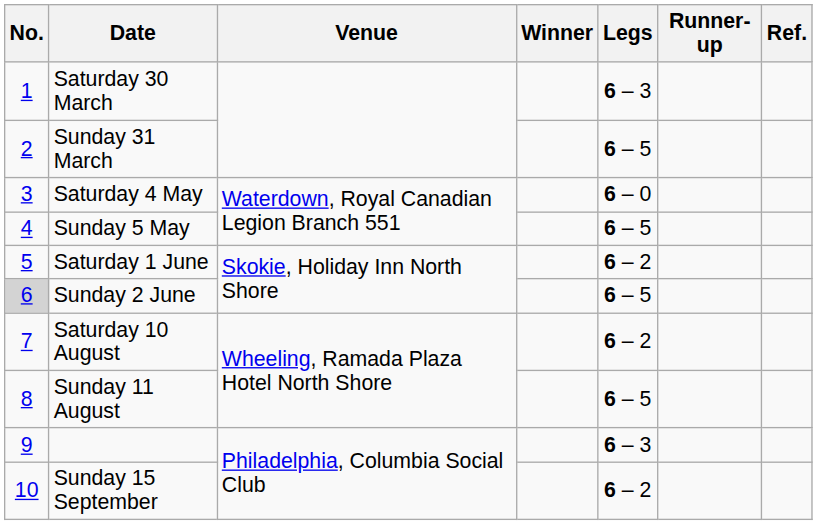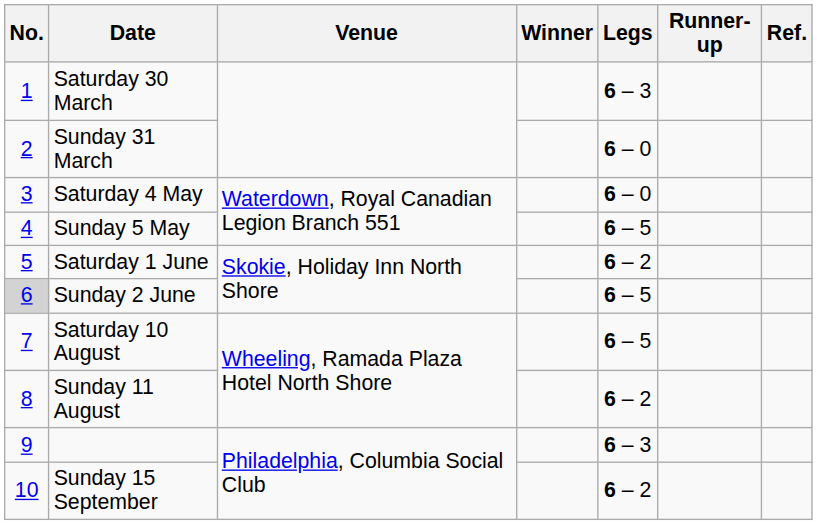(628, 148) 6 – 5 -> (628, 148) 6 – 0
(628, 341) 6 – 2 -> (628, 341) 6 – 5
(628, 399) 6 – 5 -> (628, 399) 6 – 2
